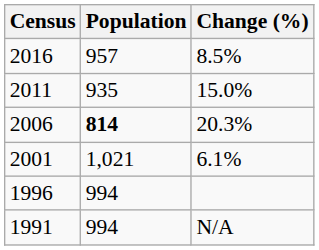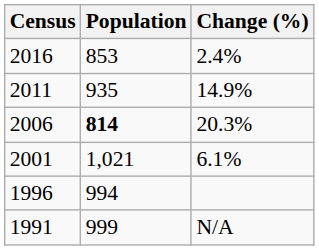(102, 55) 957 -> (102, 55) 853
(219, 55) 8.5% -> (219, 55) 2.4%
(224, 90) 15.0% -> (224, 90) 14.9%
(102, 227) 994 -> (102, 227) 999
